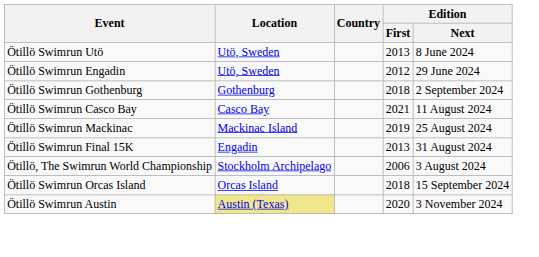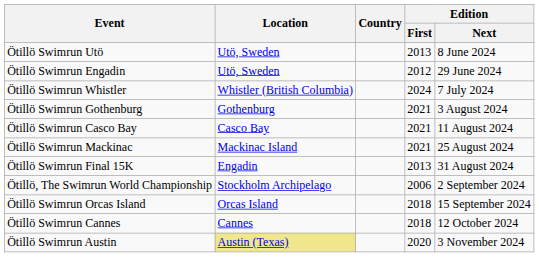+ row: (67, 90)
(398, 90) 2018 -> (419, 109) 2021
(459, 90) 2 September 2024 -> (473, 109) 3 August 2024
(398, 128) 2019 -> (419, 147) 2021
(451, 166) 3 August 2024 -> (481, 185) 2 September 2024
+ row: (64, 223)
